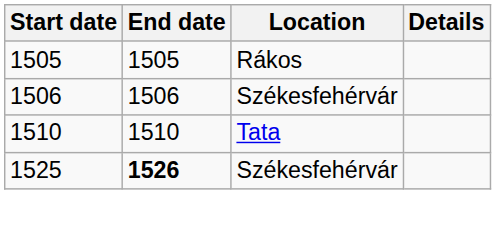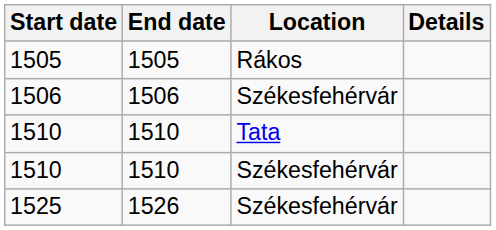+ row: (36, 170)
(154, 170) bold -> (154, 206) normal
